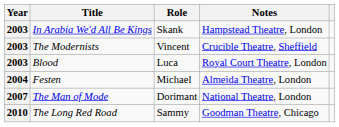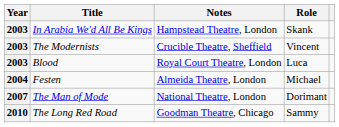columns swapped: (177, 12) <-> (264, 12)
